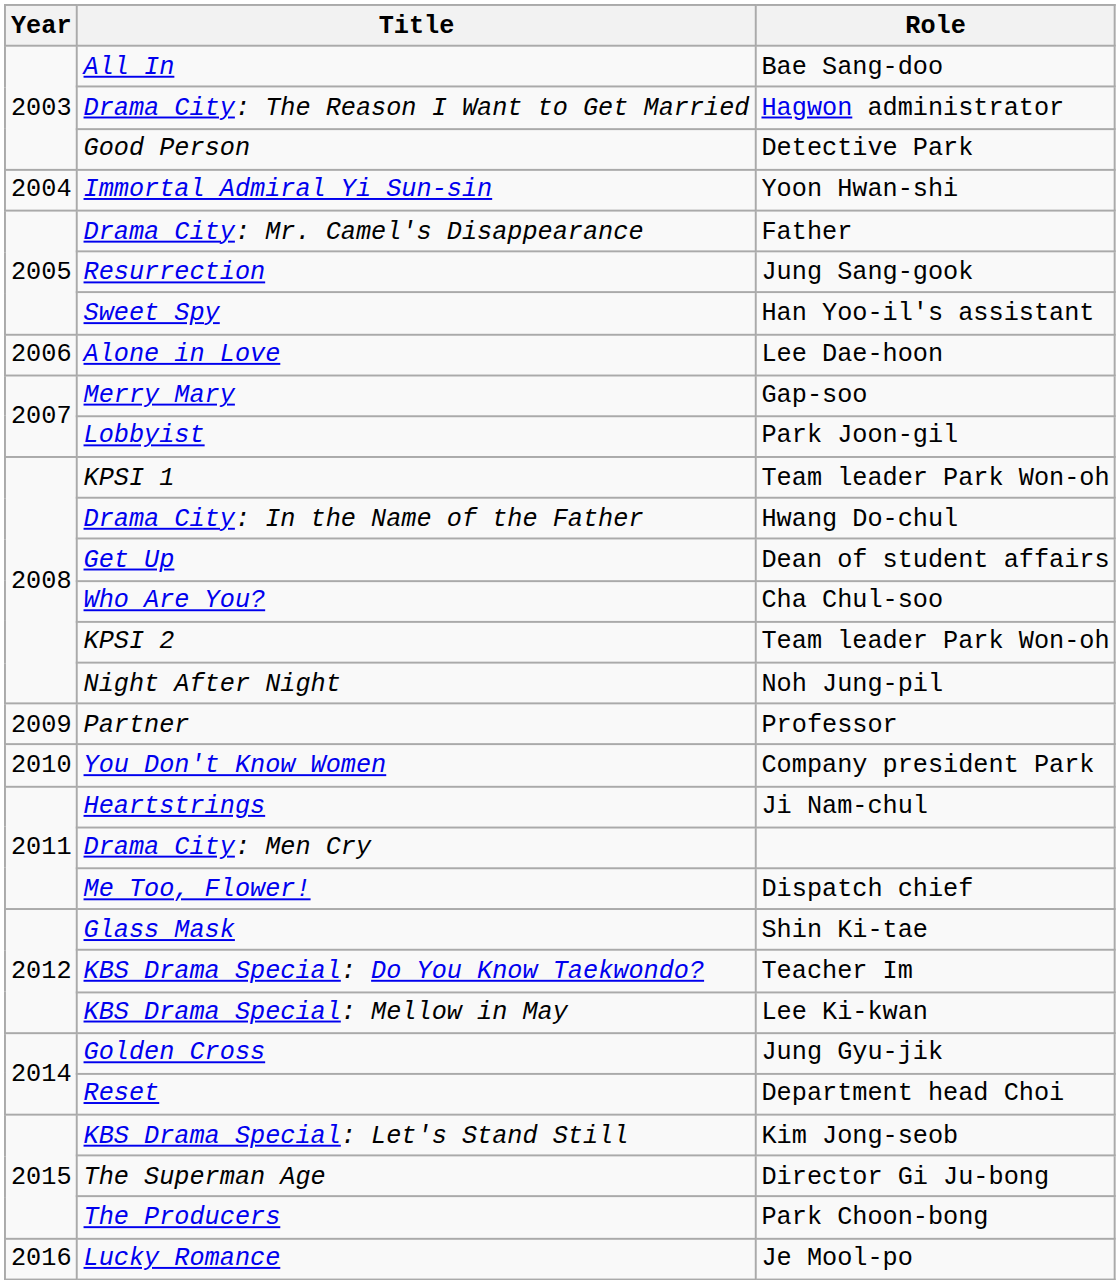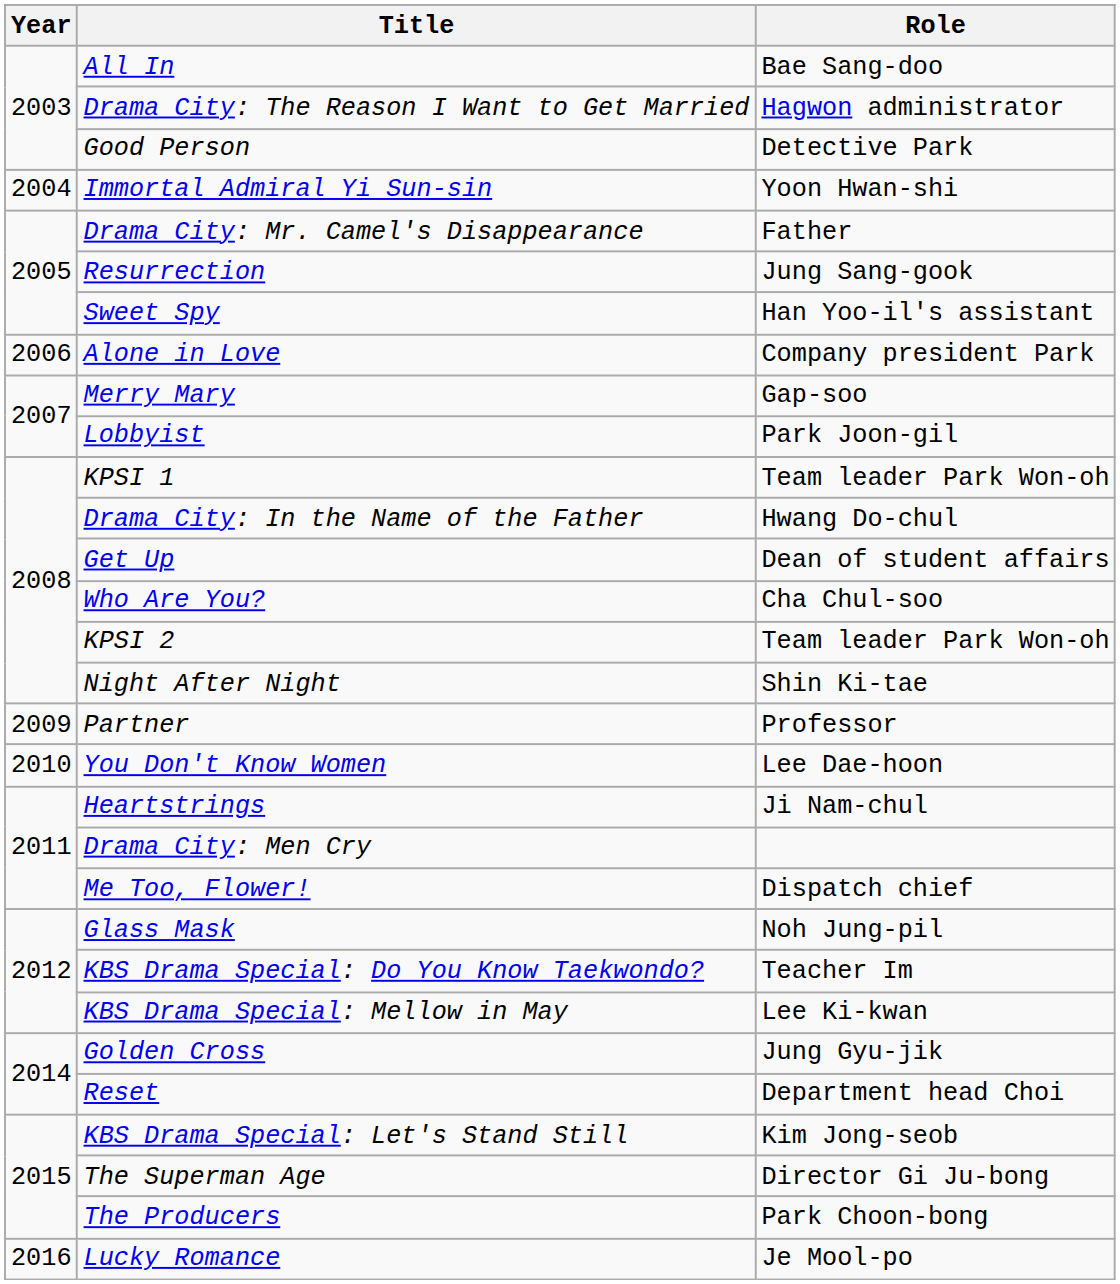(852, 354) Lee Dae-hoon -> (928, 354) Company president Park
(852, 683) Noh Jung-pil -> (845, 683) Shin Ki-tae
(928, 765) Company president Park -> (852, 765) Lee Dae-hoon
(845, 930) Shin Ki-tae -> (852, 930) Noh Jung-pil
